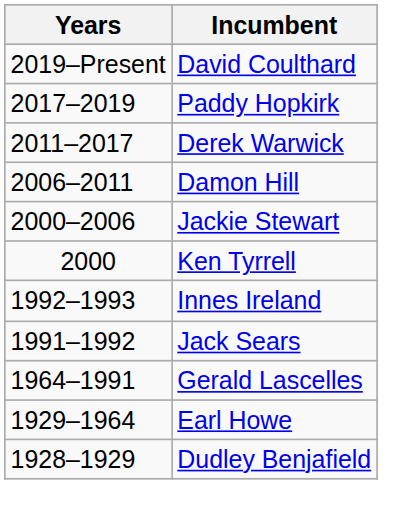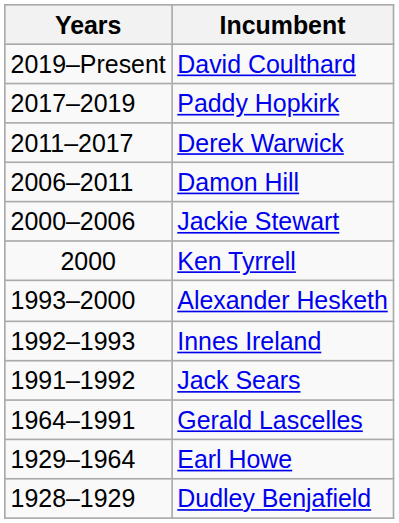+ row: (283, 301)
